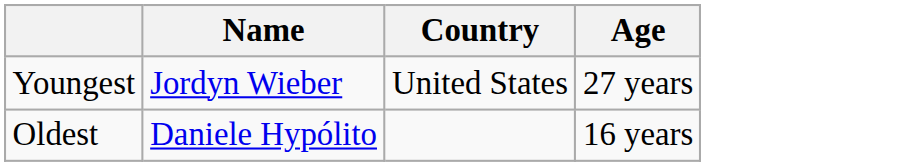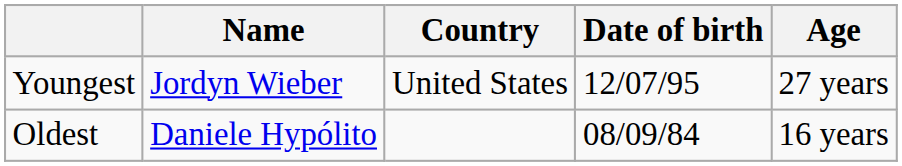+ column: (673, 30)
